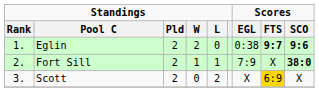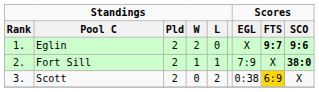(247, 46) 0:38 -> (247, 46) X
(247, 79) X -> (247, 79) 0:38
